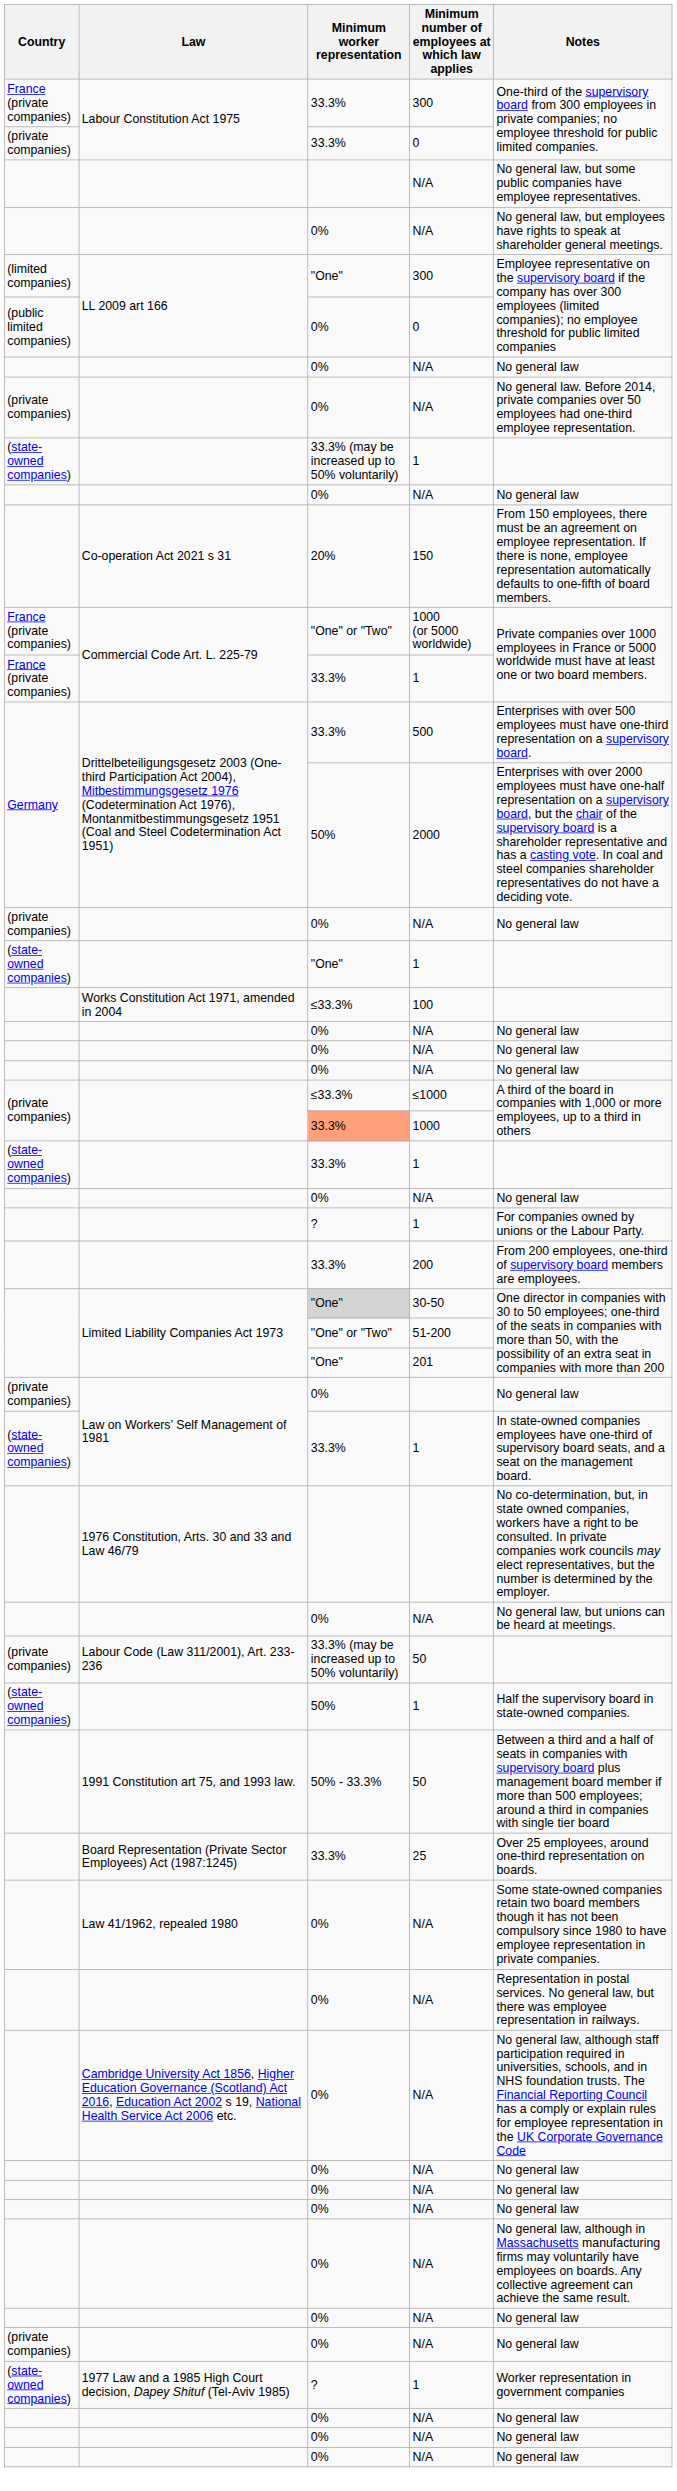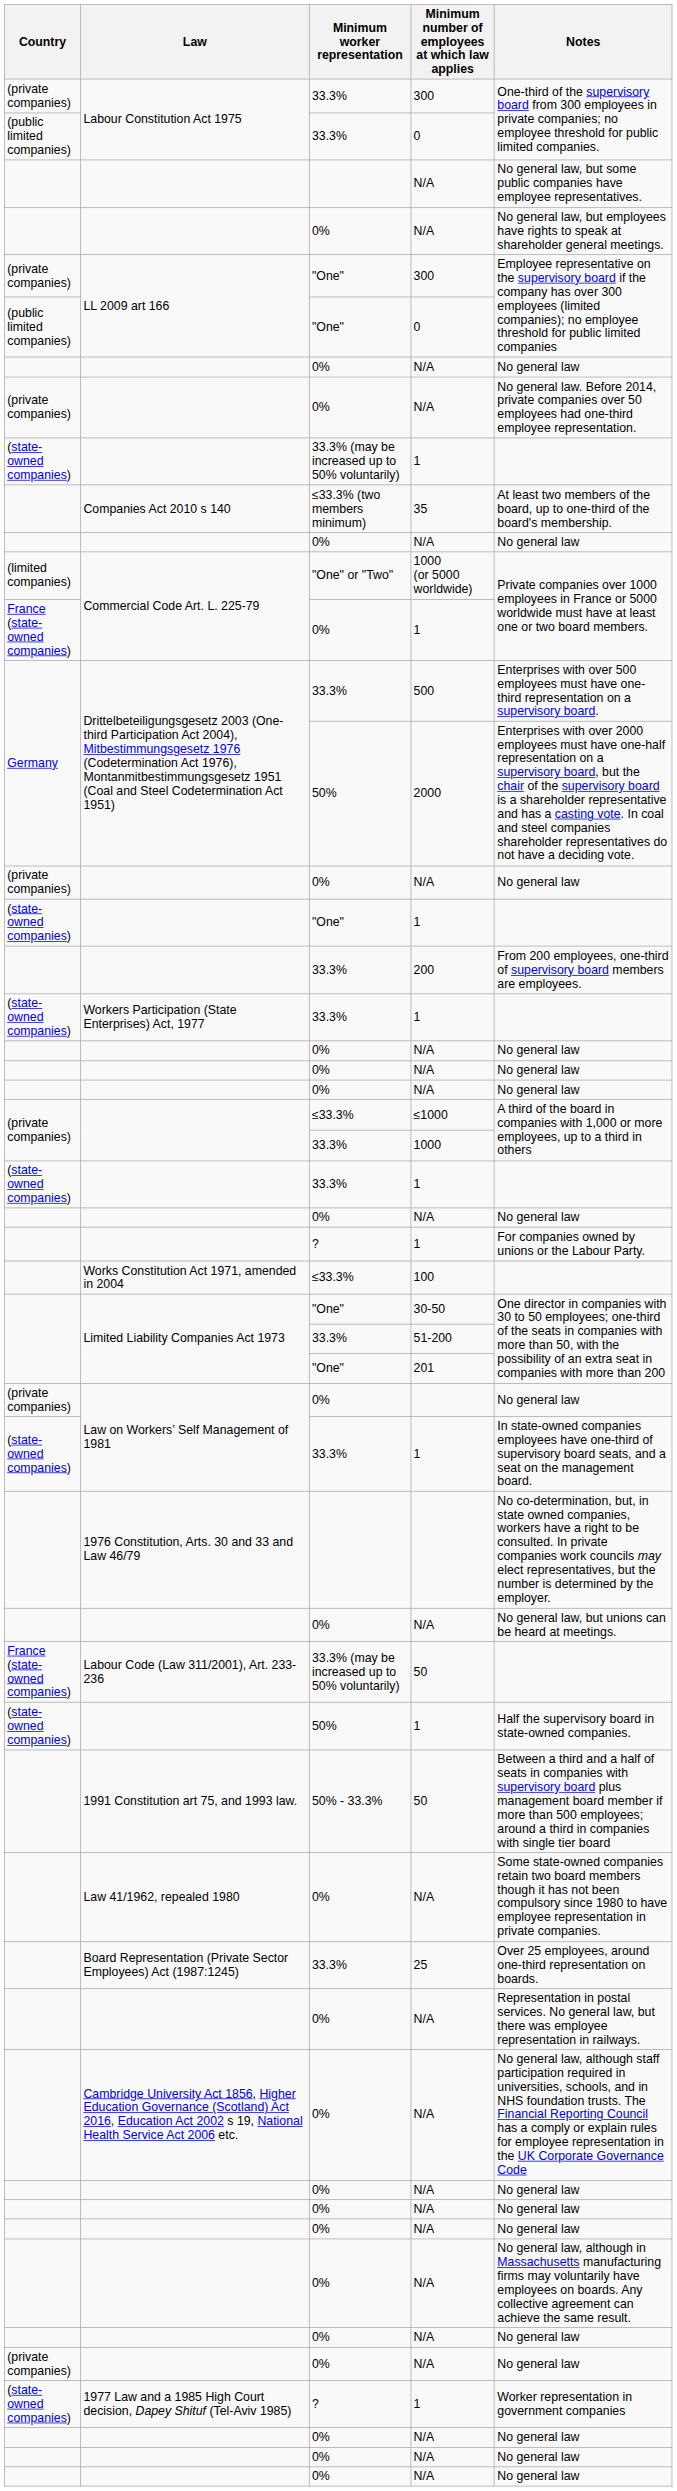(39, 103) France (private companies) -> (39, 96) (private companies)
(39, 143) (private companies) -> (39, 136) (public limited companies)
(39, 275) (limited companies) -> (39, 275) (private companies)
(320, 327) 0% -> (328, 327) "One"
+ row: (157, 508)
- row: (156, 556)
(39, 631) France (private companies) -> (39, 575) (limited companies)
(39, 678) France (private companies) -> (39, 629) France (state-owned companies)
(328, 678) 33.3% -> (321, 629) 0%
rows swapped: (193, 1265) <-> (188, 1004)
+ row: (160, 1017)
(328, 1125) lightsalmon background -> (329, 1145) no background
(327, 1303) lightgrey background -> (328, 1309) no background
(351, 1333) "One" or "Two" -> (329, 1338) 33.3%
(39, 1659) (private companies) -> (39, 1672) France (state-owned companies)
rows swapped: (160, 1924) <-> (184, 1856)
